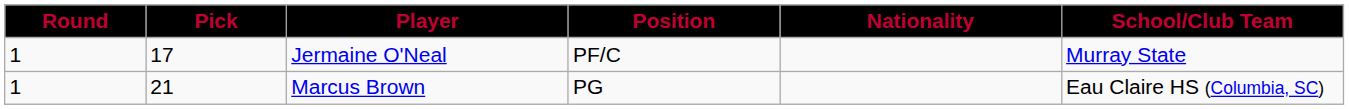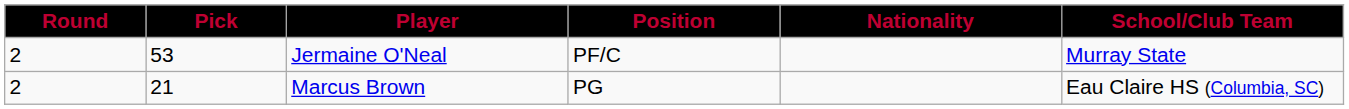(15, 54) 1 -> (15, 54) 2
(162, 54) 17 -> (162, 54) 53
(15, 87) 1 -> (15, 87) 2
